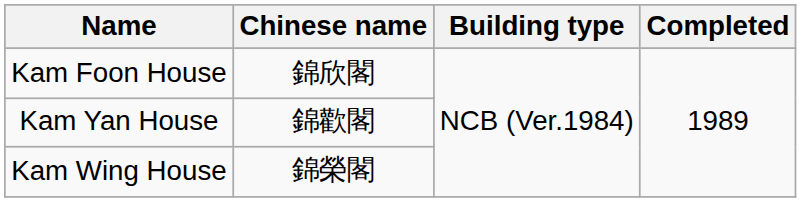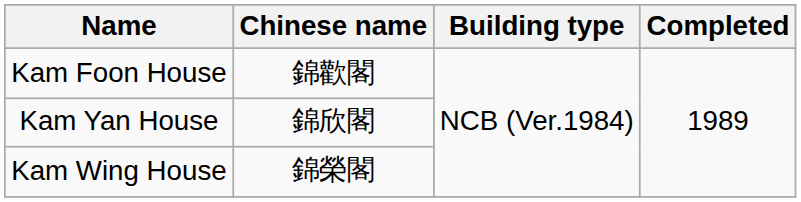(333, 72) 錦欣閣 -> (333, 72) 錦歡閣
(333, 121) 錦歡閣 -> (333, 121) 錦欣閣
